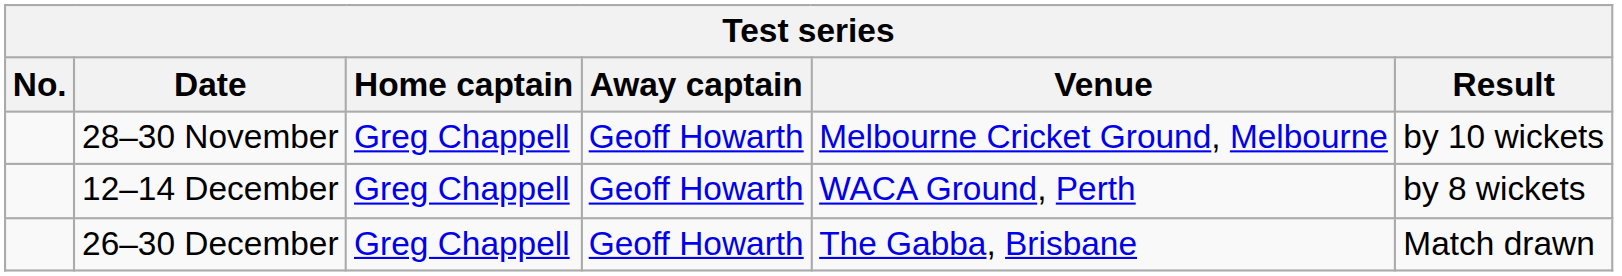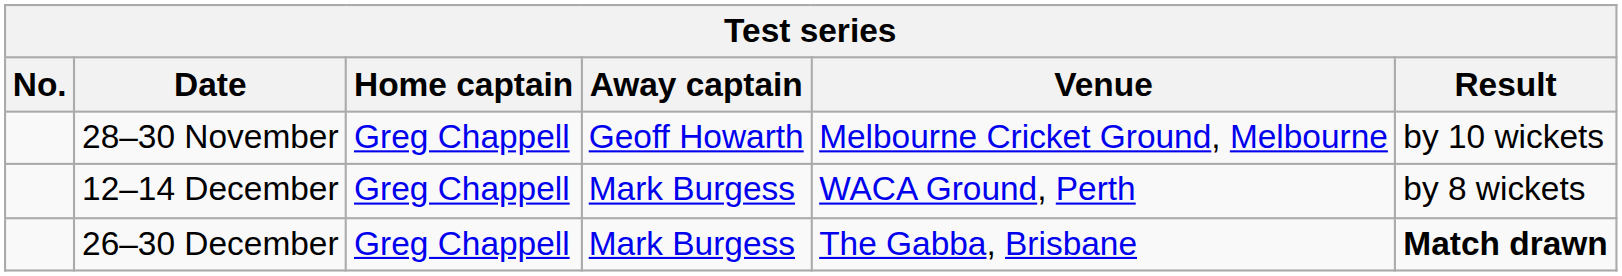(696, 190) Geoff Howarth -> (692, 190) Mark Burgess
(696, 243) Geoff Howarth -> (692, 243) Mark Burgess
(1499, 243) normal -> (1506, 243) bold
